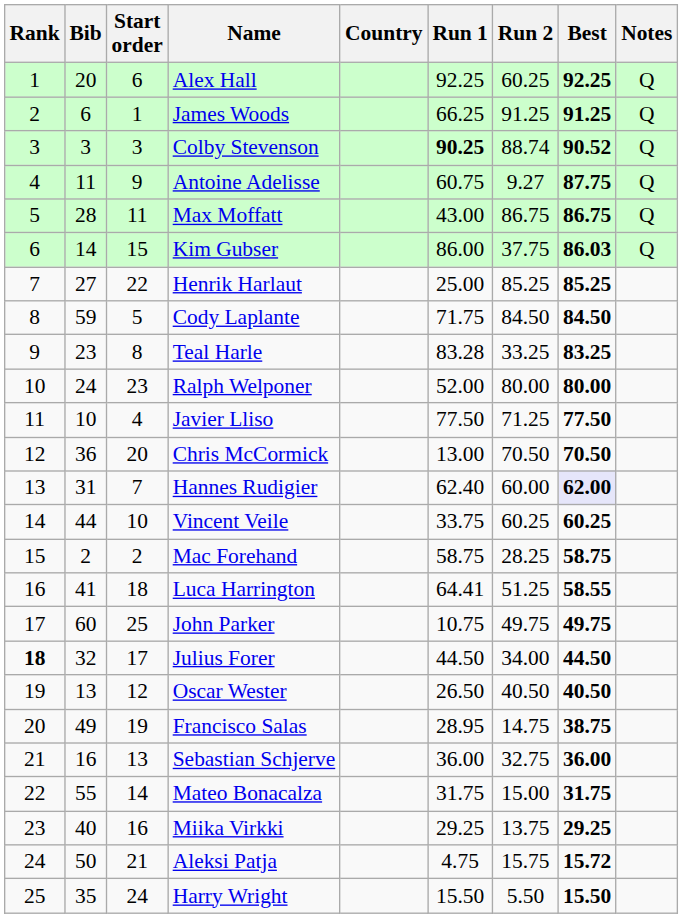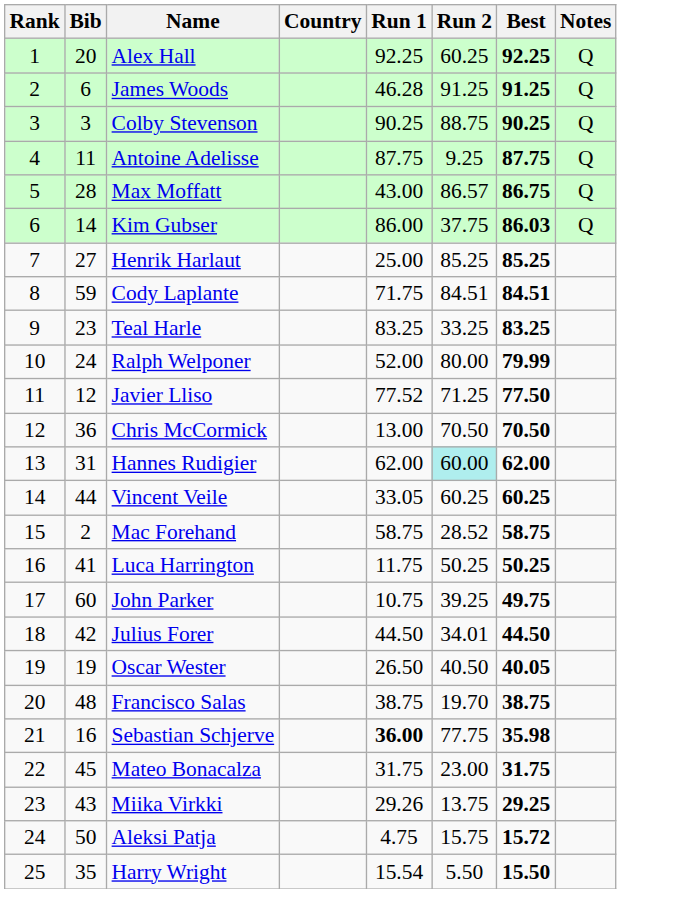- column: (137, 33)
(460, 113) 66.25 -> (399, 89) 46.28
(460, 147) bold -> (399, 123) normal
(525, 147) 88.74 -> (464, 123) 88.75
(587, 147) 90.52 -> (526, 123) 90.25
(460, 181) 60.75 -> (399, 157) 87.75
(525, 181) 9.27 -> (464, 157) 9.25
(525, 215) 86.75 -> (464, 191) 86.57
(525, 317) 84.50 -> (464, 293) 84.51
(587, 317) 84.50 -> (526, 293) 84.51
(460, 351) 83.28 -> (399, 327) 83.25
(587, 385) 80.00 -> (526, 361) 79.99
(86, 419) 10 -> (86, 395) 12
(460, 419) 77.50 -> (399, 395) 77.52
(460, 487) 62.40 -> (399, 463) 62.00
(525, 487) no background -> (464, 463) paleturquoise background
(587, 487) lavender background -> (526, 463) no background
(460, 521) 33.75 -> (399, 497) 33.05
(525, 555) 28.25 -> (464, 531) 28.52
(460, 589) 64.41 -> (399, 565) 11.75
(525, 589) 51.25 -> (464, 565) 50.25
(587, 589) 58.55 -> (526, 565) 50.25
(525, 623) 49.75 -> (464, 599) 39.25
(35, 657) bold -> (35, 633) normal
(86, 657) 32 -> (86, 633) 42
(525, 657) 34.00 -> (464, 633) 34.01
(86, 691) 13 -> (86, 667) 19
(587, 691) 40.50 -> (526, 667) 40.05
(86, 725) 49 -> (86, 701) 48
(460, 725) 28.95 -> (399, 701) 38.75
(525, 725) 14.75 -> (464, 701) 19.70
(460, 759) normal -> (399, 735) bold
(525, 759) 32.75 -> (464, 735) 77.75
(587, 759) 36.00 -> (526, 735) 35.98
(86, 793) 55 -> (86, 769) 45
(525, 793) 15.00 -> (464, 769) 23.00
(86, 827) 40 -> (86, 803) 43
(460, 827) 29.25 -> (399, 803) 29.26
(460, 895) 15.50 -> (399, 871) 15.54
